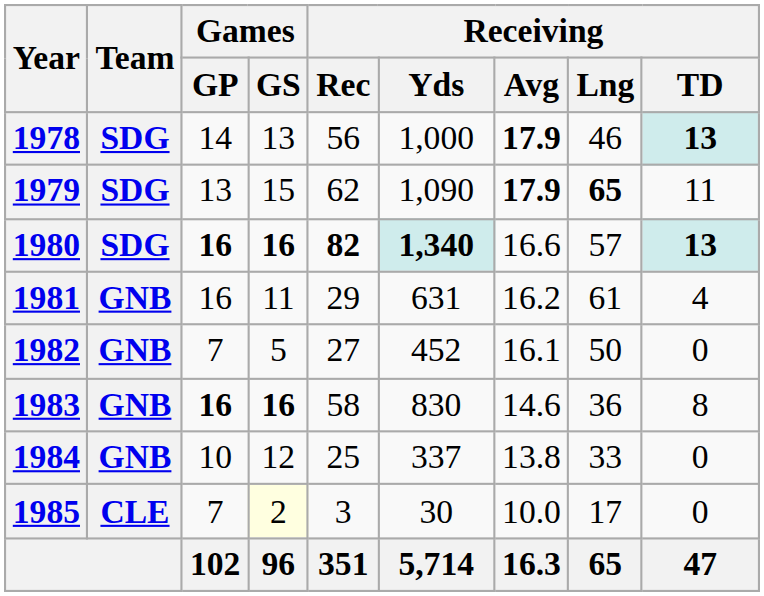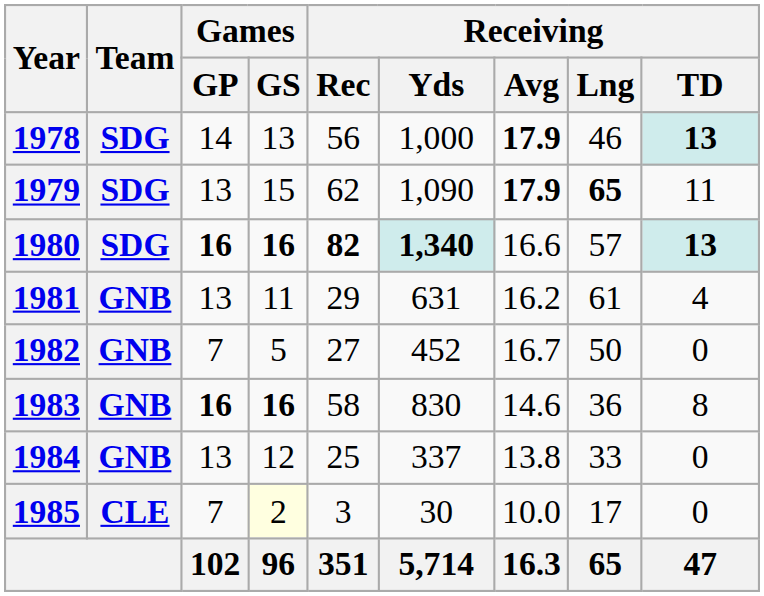(215, 297) 16 -> (215, 297) 13
(531, 350) 16.1 -> (531, 350) 16.7
(215, 457) 10 -> (215, 457) 13
